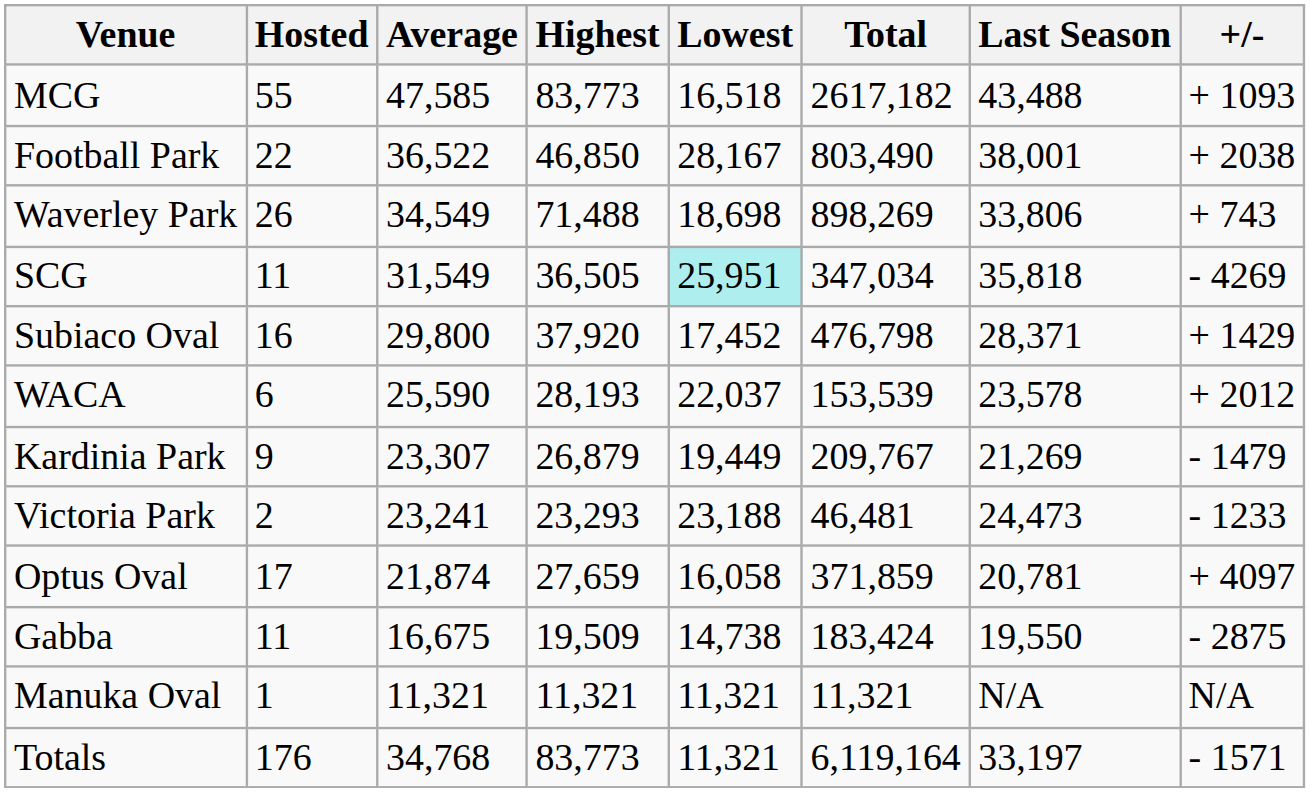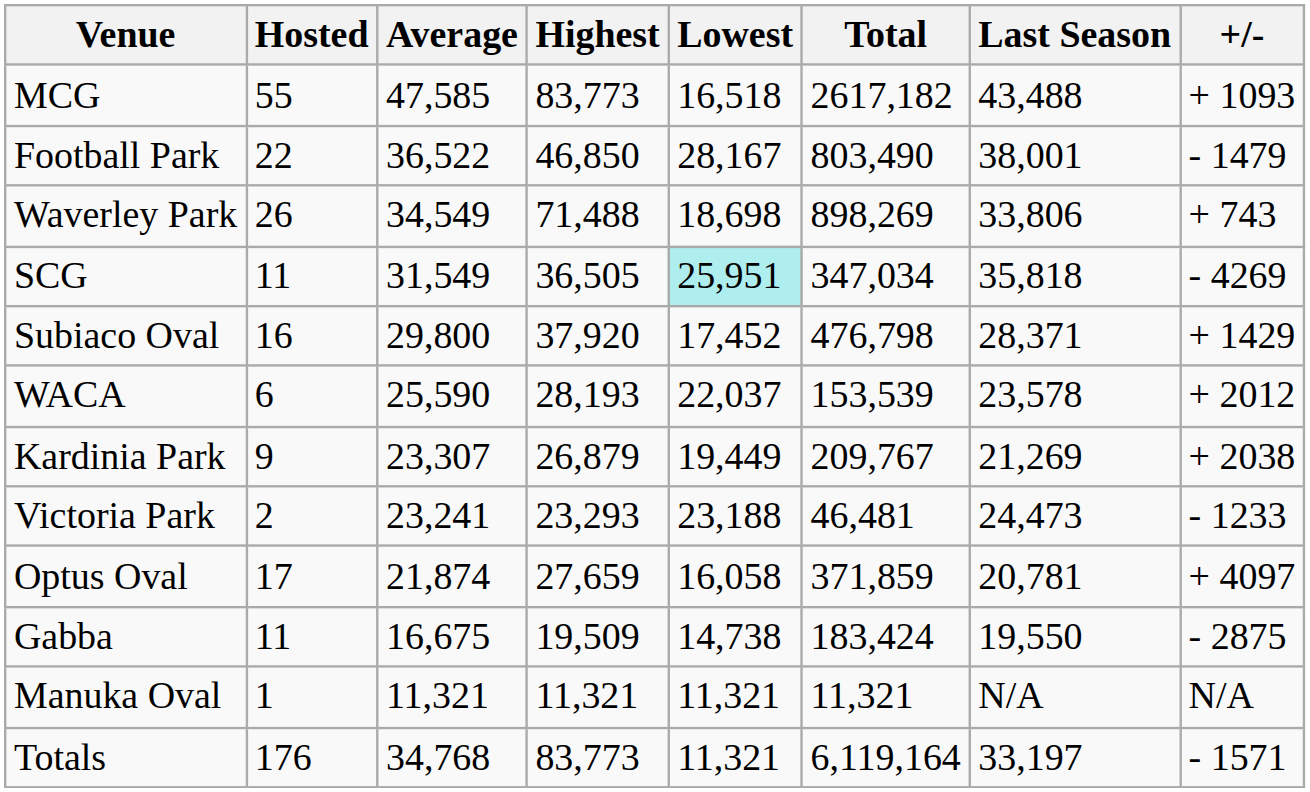(1242, 154) + 2038 -> (1238, 154) - 1479
(1238, 455) - 1479 -> (1242, 455) + 2038
